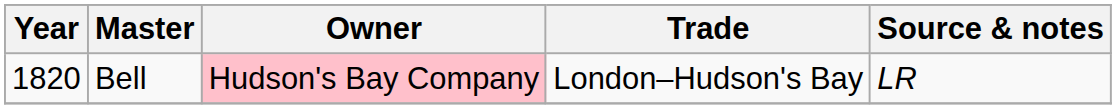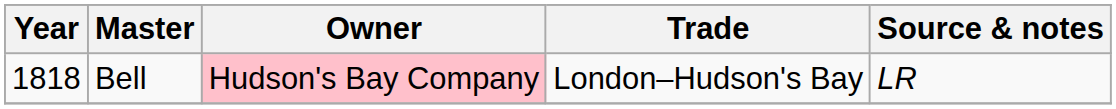(46, 77) 1820 -> (46, 77) 1818
